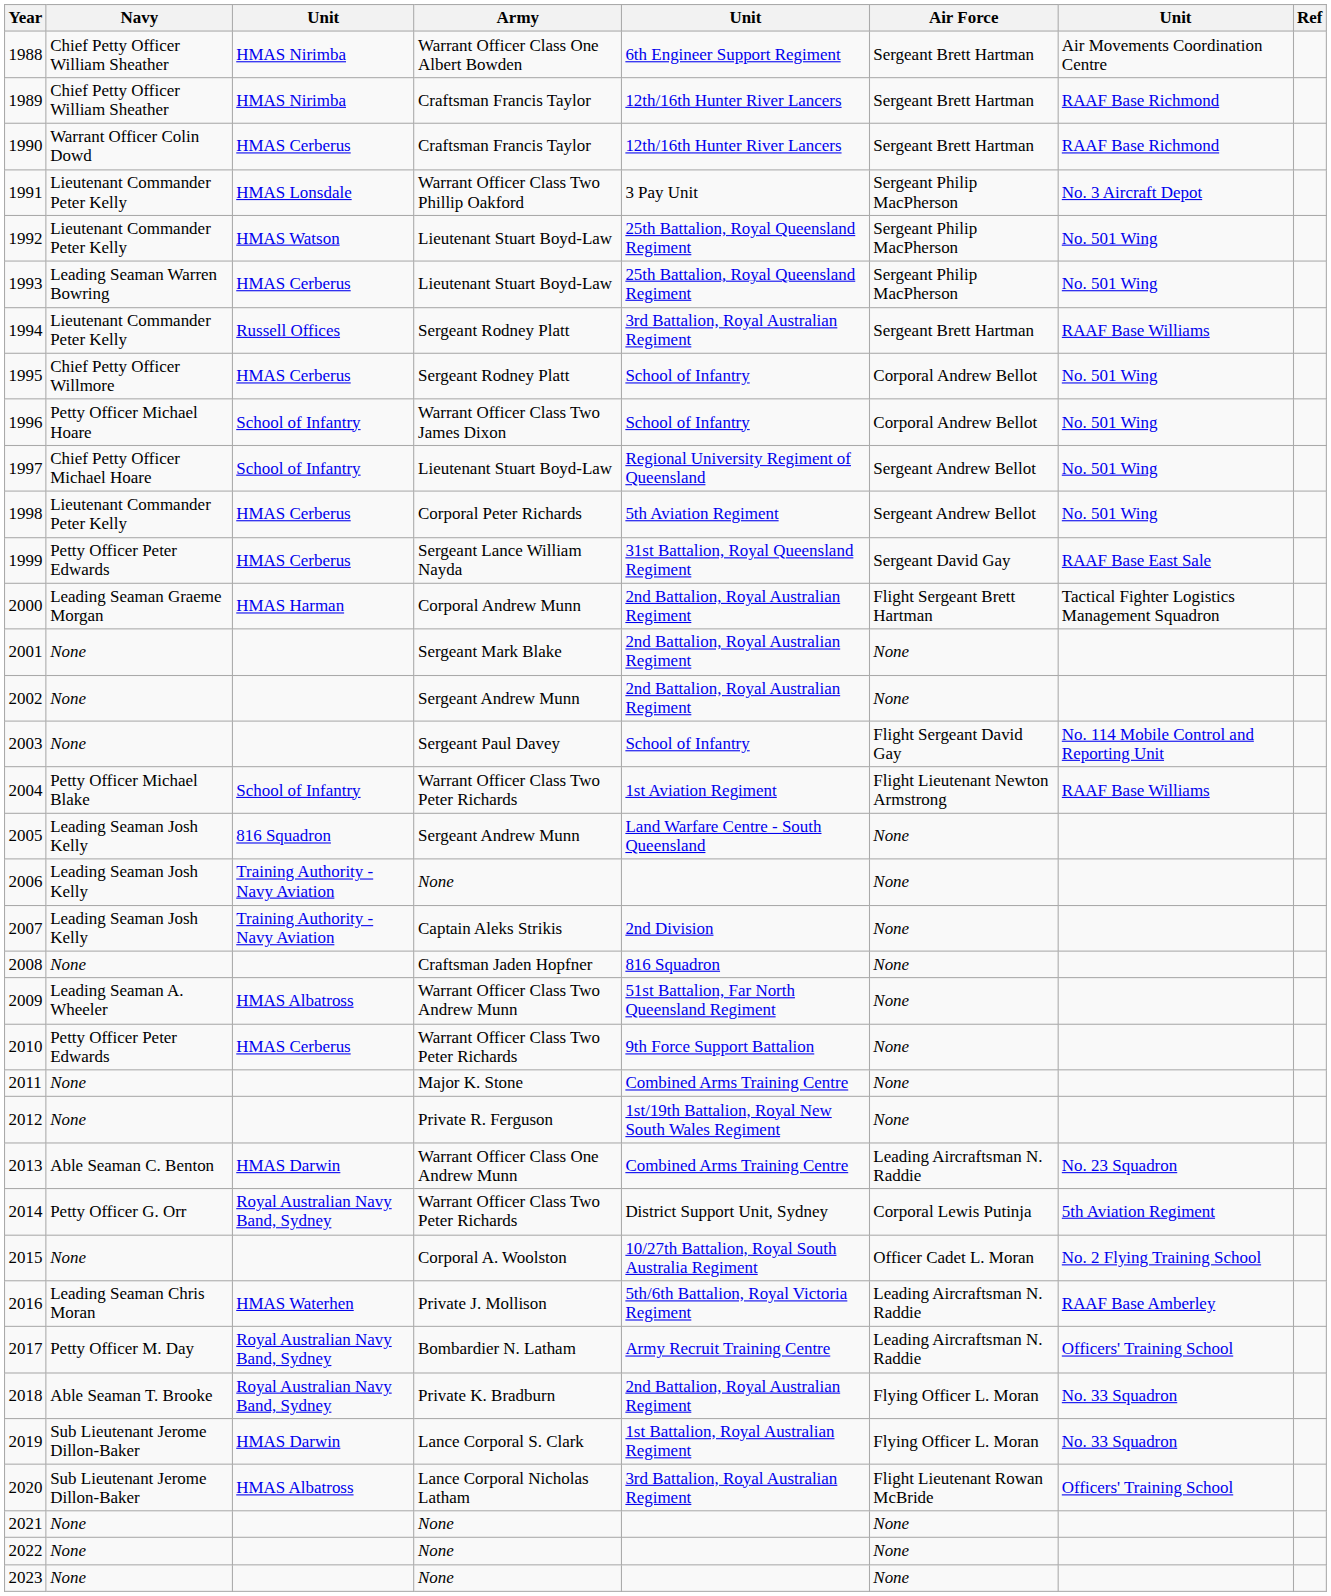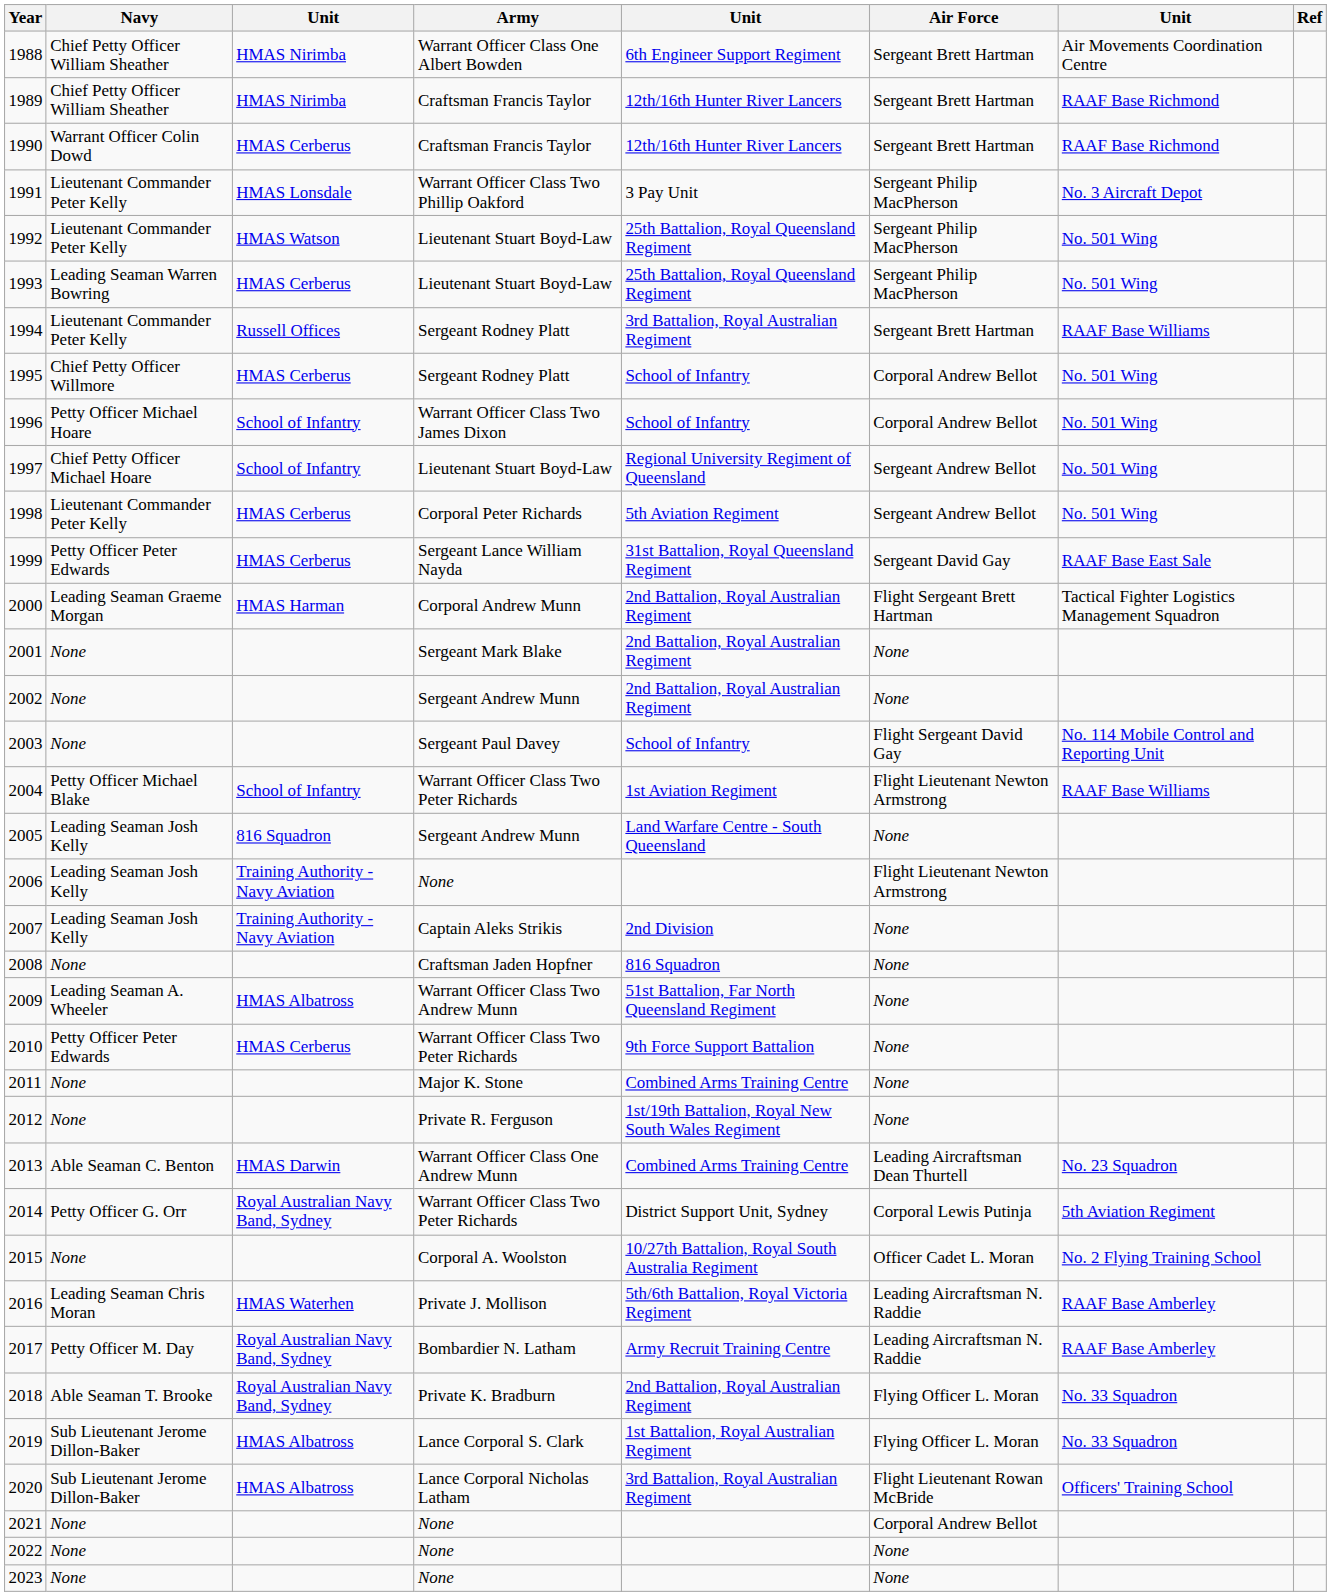(891, 881) None -> (961, 881) Flight Lieutenant Newton Armstrong
(958, 1165) Leading Aircraftsman N. Raddie -> (947, 1165) Leading Aircraftsman Dean Thurtell
(1148, 1349) Officers' Training School -> (1139, 1349) RAAF Base Amberley
(288, 1441) HMAS Darwin -> (295, 1441) HMAS Albatross
(891, 1523) None -> (955, 1523) Corporal Andrew Bellot
